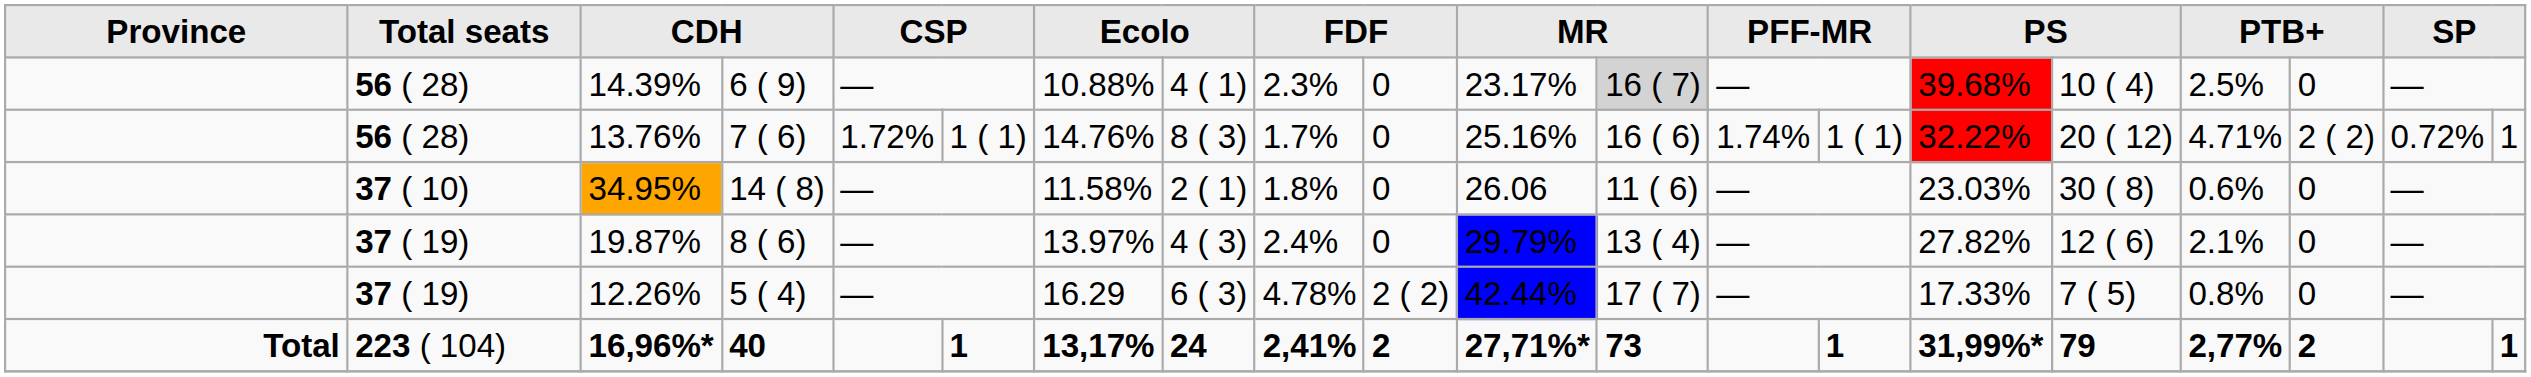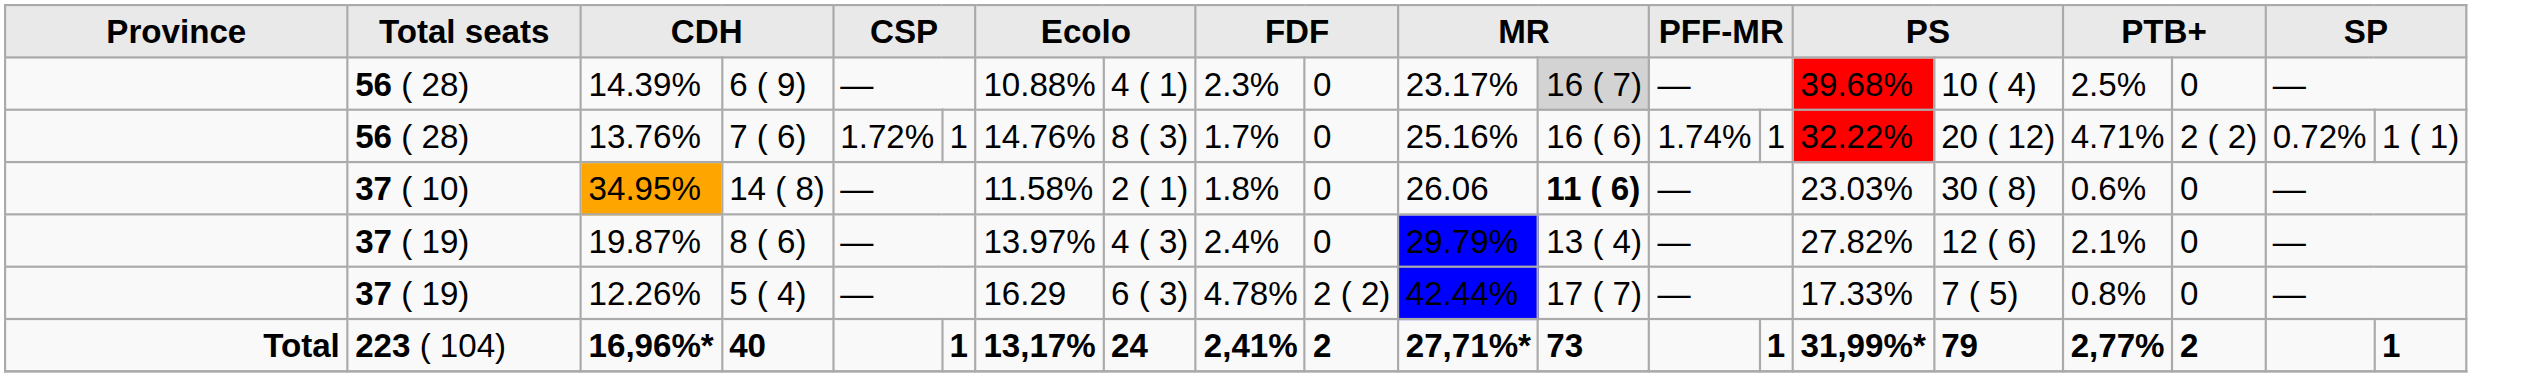(988, 136) 1 ( 1) -> (959, 136) 1
(1864, 136) 1 ( 1) -> (1776, 136) 1
(2509, 136) 1 -> (2421, 136) 1 ( 1)
(1652, 189) normal -> (1593, 189) bold
